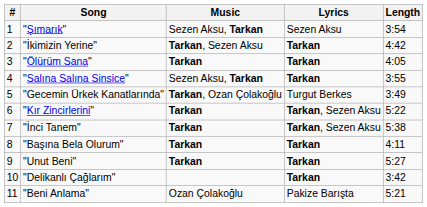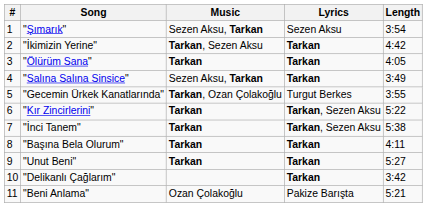(396, 78) 3:55 -> (396, 78) 3:49
(396, 95) 3:49 -> (396, 95) 3:55
